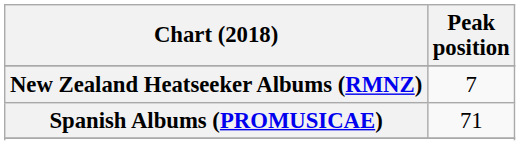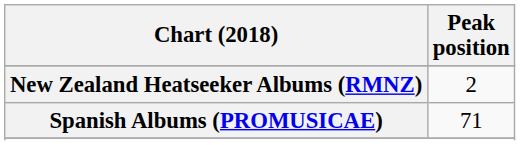(471, 84) 7 -> (471, 84) 2
